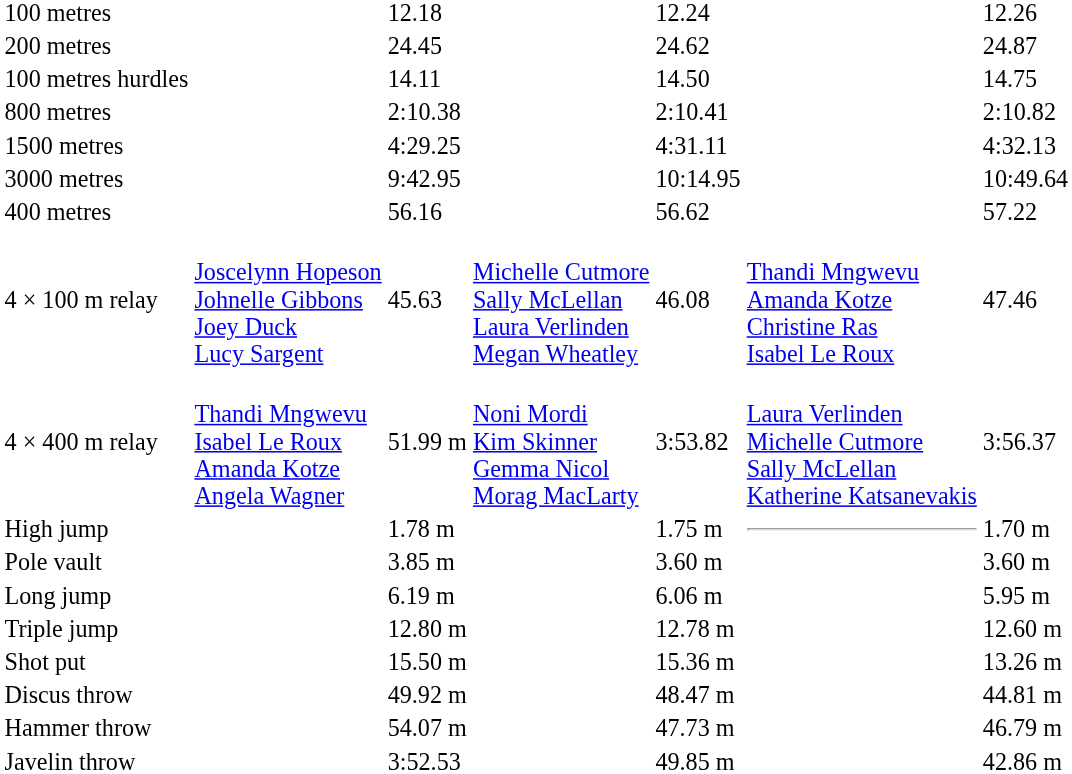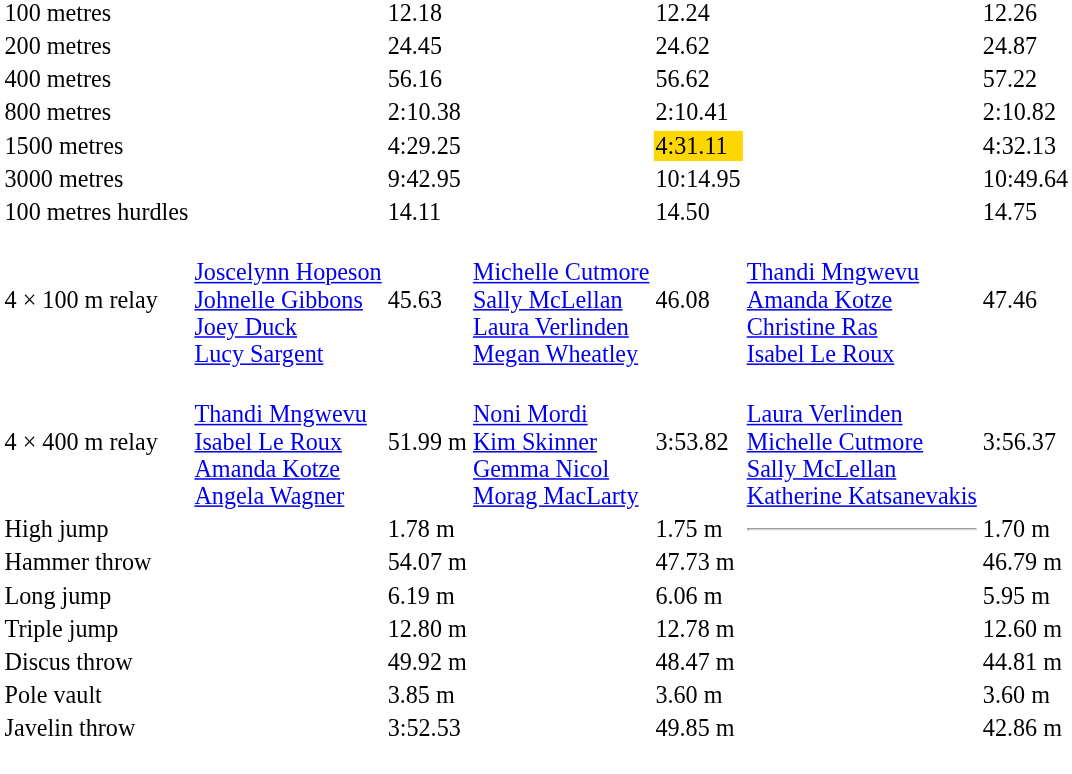rows swapped: (58, 212) <-> (96, 79)
(692, 145) no background -> (692, 145) gold background
rows swapped: (53, 562) <-> (78, 728)
- row: (45, 662)
